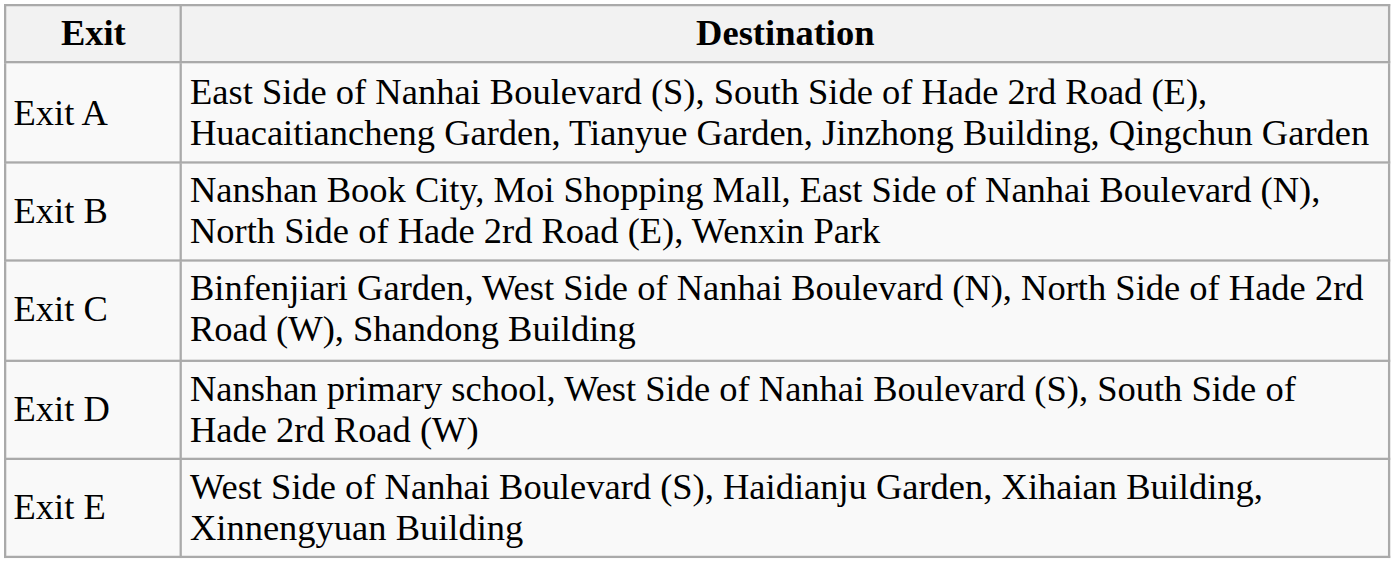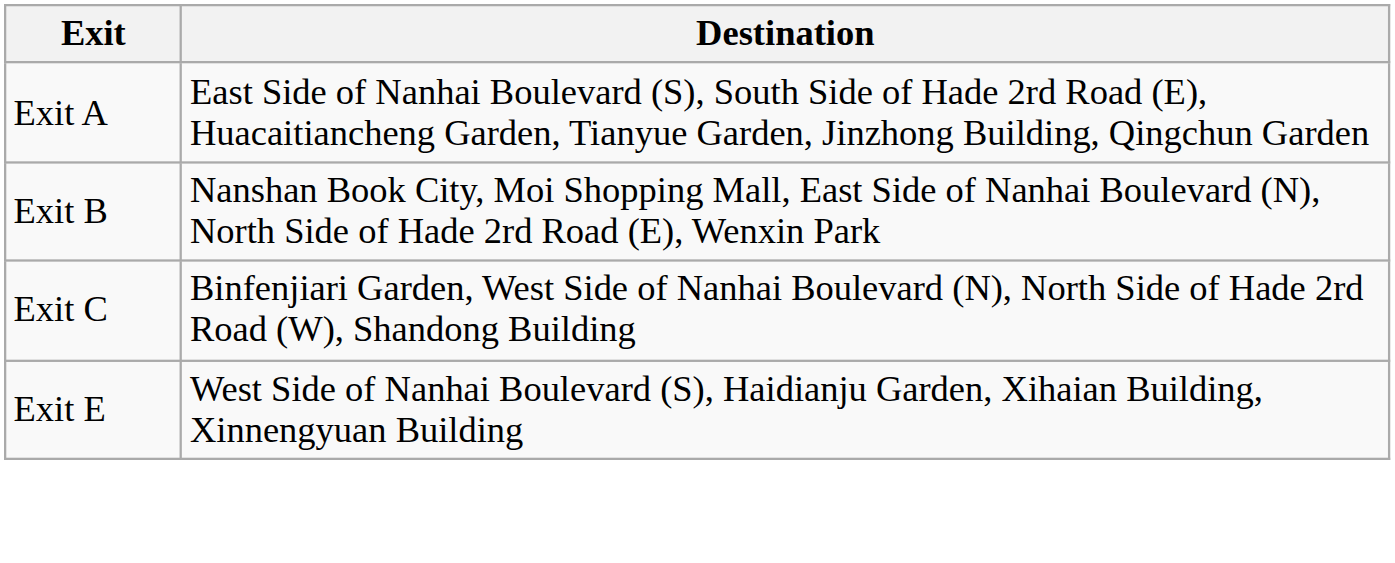- row: (62, 408)
